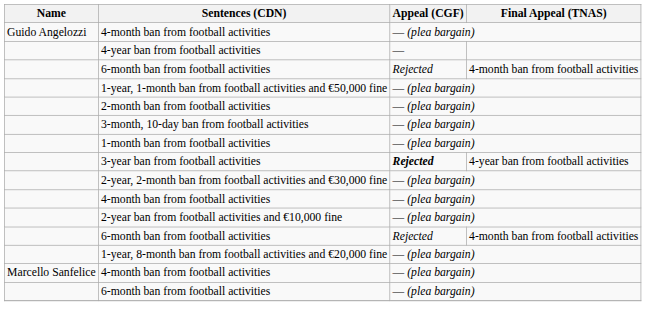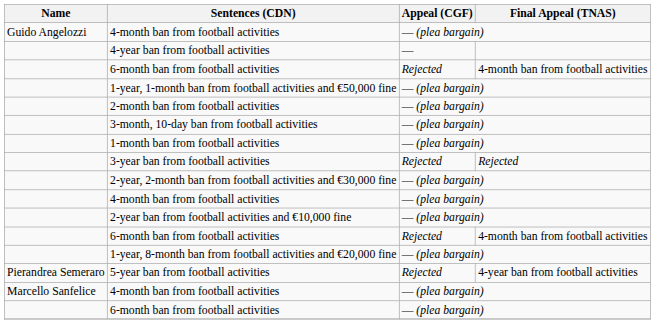(413, 161) bold -> (422, 161) normal
(549, 161) 4-year ban from football activities -> (498, 161) Rejected
+ row: (56, 273)
